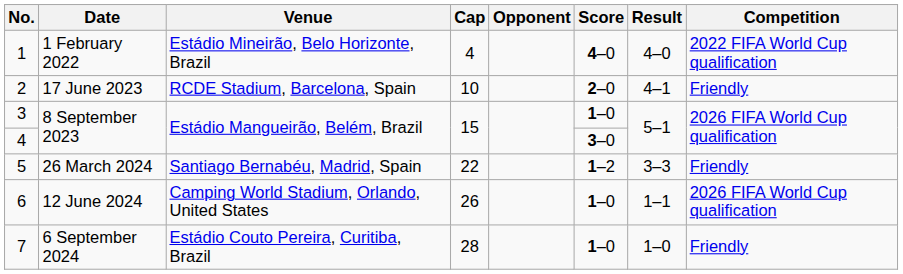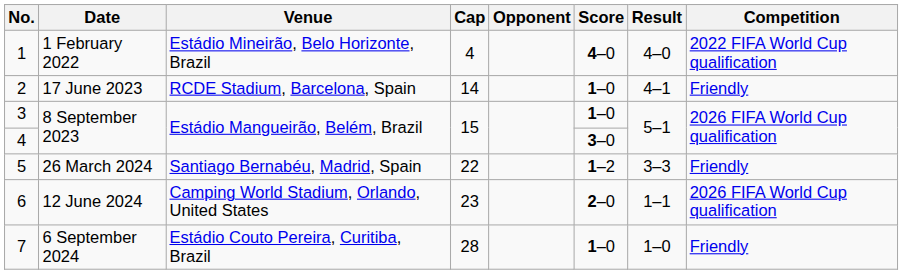(470, 88) 10 -> (470, 88) 14
(601, 88) 2–0 -> (601, 88) 1–0
(470, 202) 26 -> (470, 202) 23
(601, 202) 1–0 -> (601, 202) 2–0
